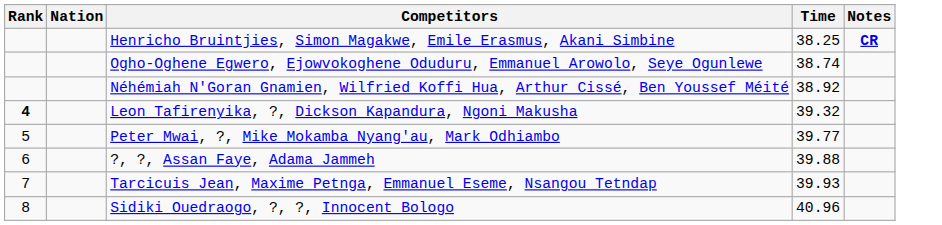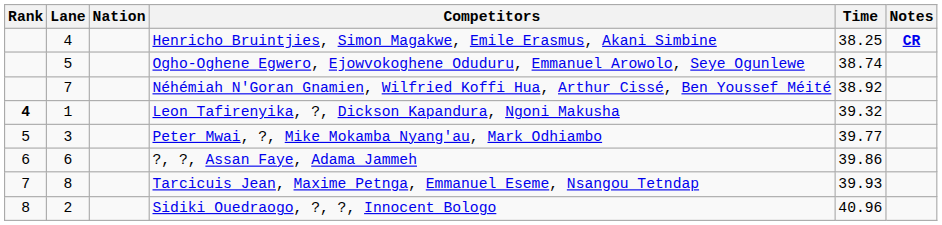+ column: (68, 17)
(818, 160) 39.88 -> (860, 160) 39.86
